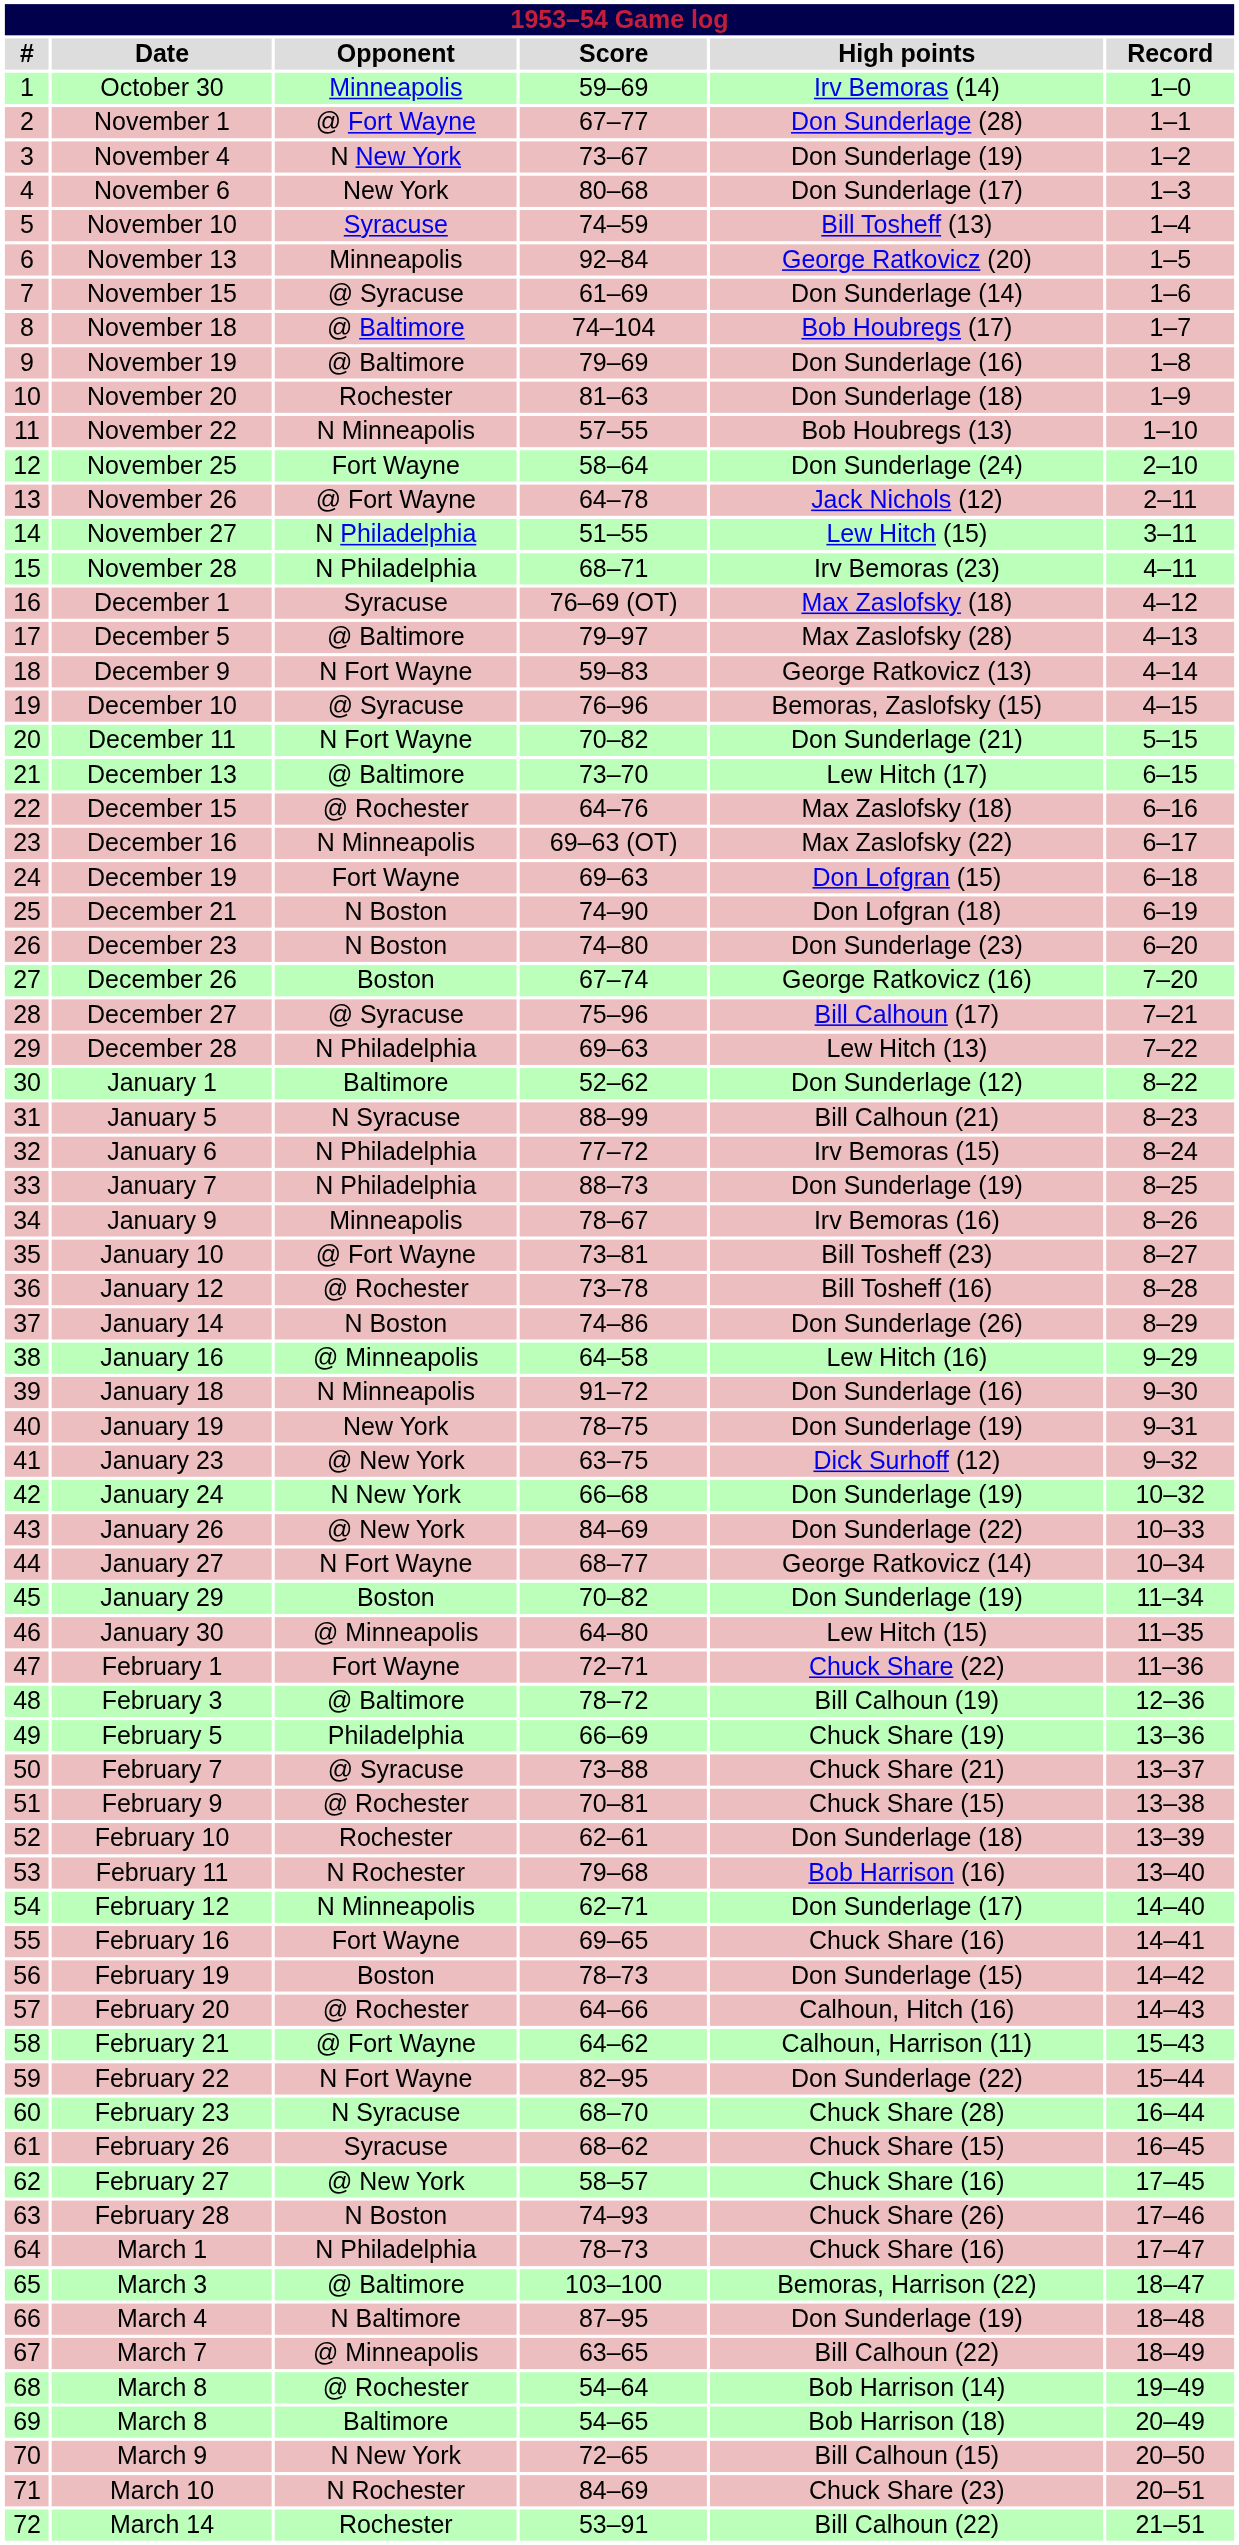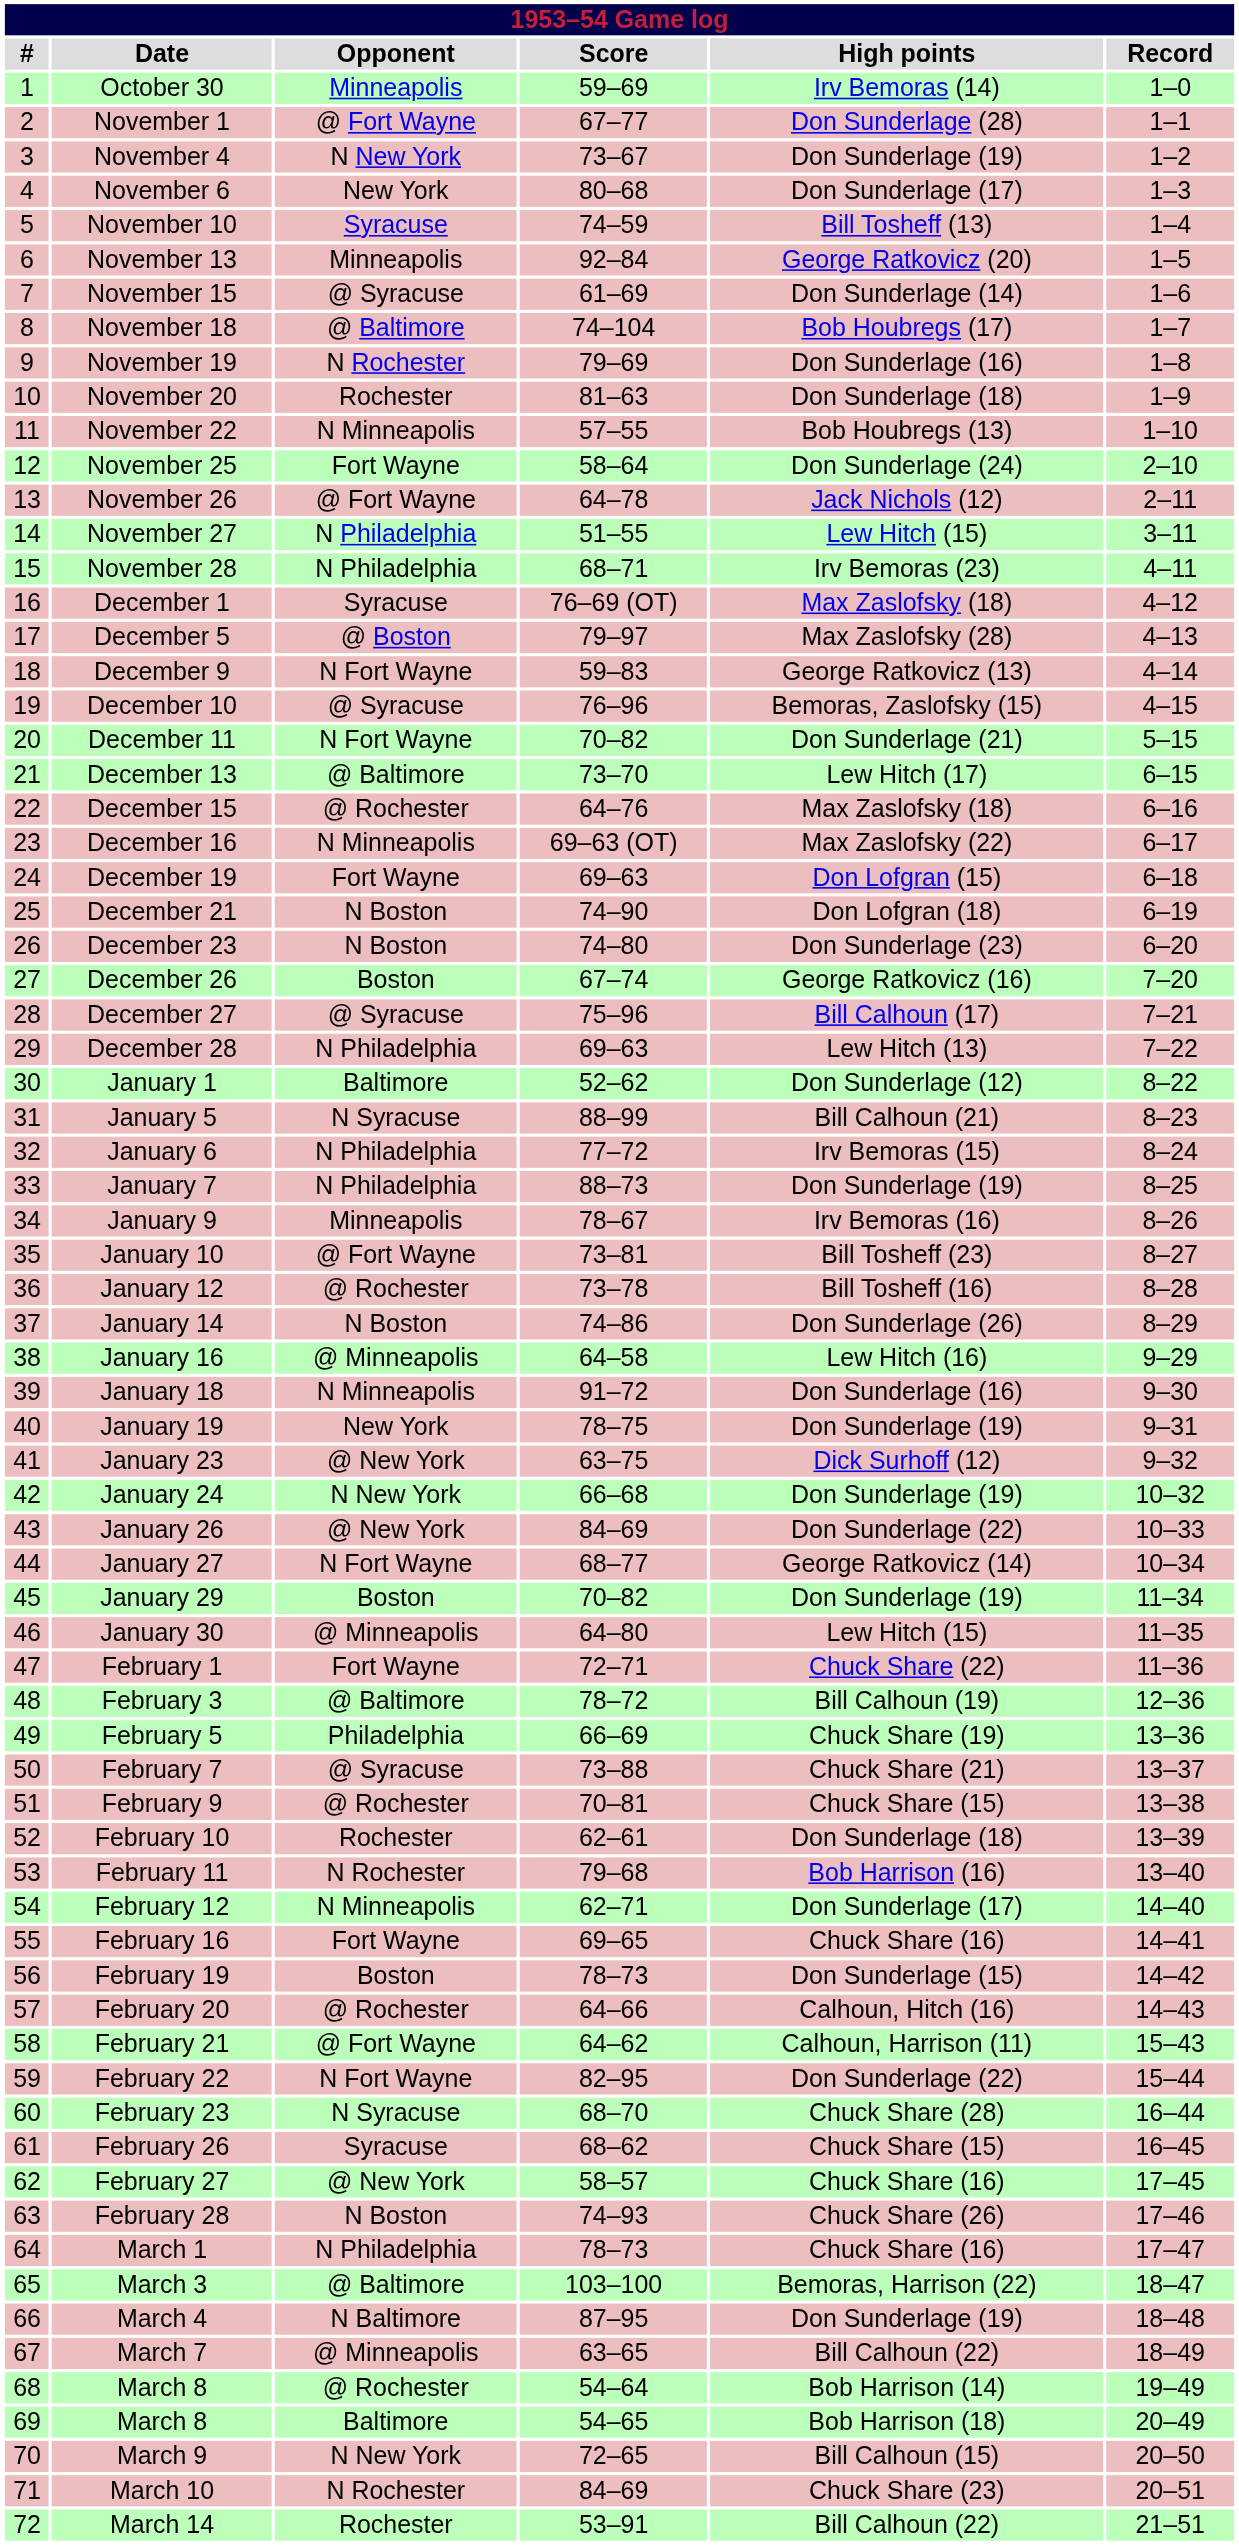(396, 362) @ Baltimore -> (396, 362) N Rochester
(396, 637) @ Baltimore -> (396, 637) @ Boston
